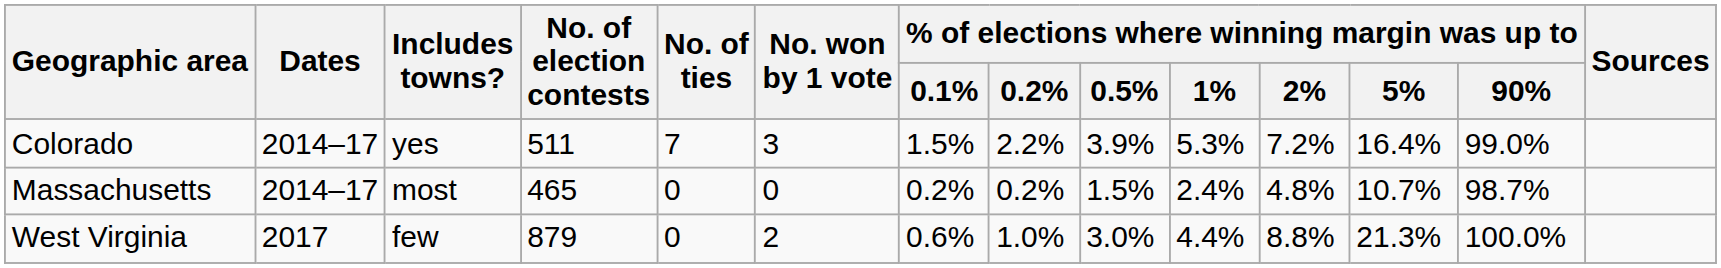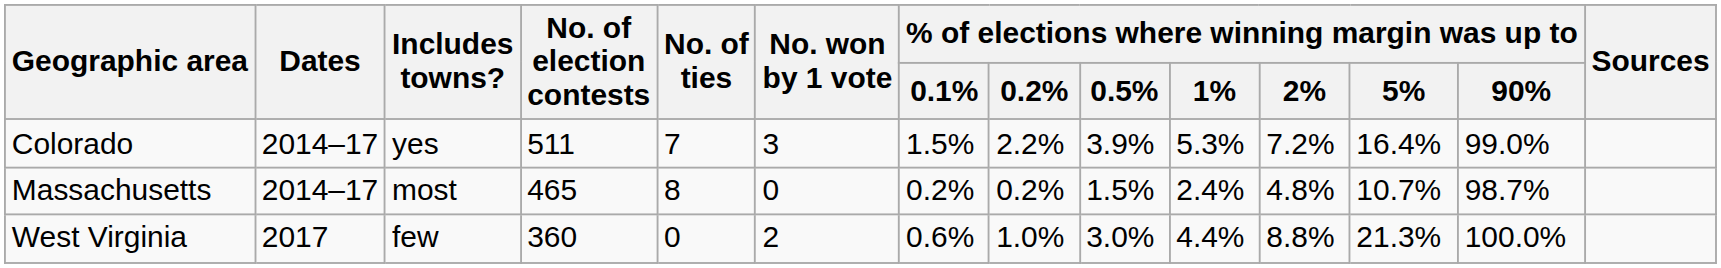(672, 190) 0 -> (672, 190) 8
(552, 237) 879 -> (552, 237) 360
